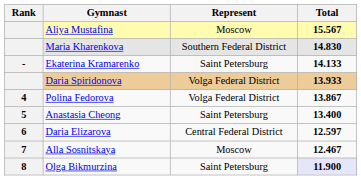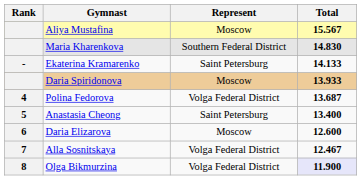(234, 81) Volga Federal District -> (234, 81) Moscow
(327, 98) 13.867 -> (327, 98) 13.687
(234, 132) Central Federal District -> (234, 132) Moscow
(327, 132) 12.597 -> (327, 132) 12.600
(234, 149) Moscow -> (234, 149) Volga Federal District
(234, 166) Saint Petersburg -> (234, 166) Volga Federal District
